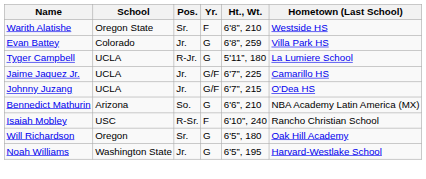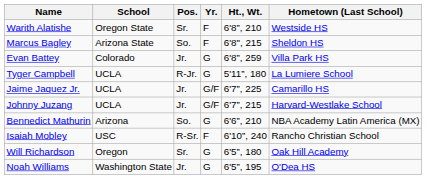+ row: (39, 43)
(293, 89) O'Dea HS -> (327, 105) Harvard-Westlake School
(327, 151) Harvard-Westlake School -> (293, 167) O'Dea HS
